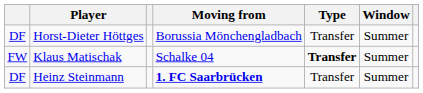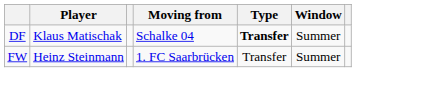- row: (88, 35)
(17, 56) FW -> (17, 35) DF
(17, 77) DF -> (17, 56) FW
(209, 77) bold -> (185, 56) normal
